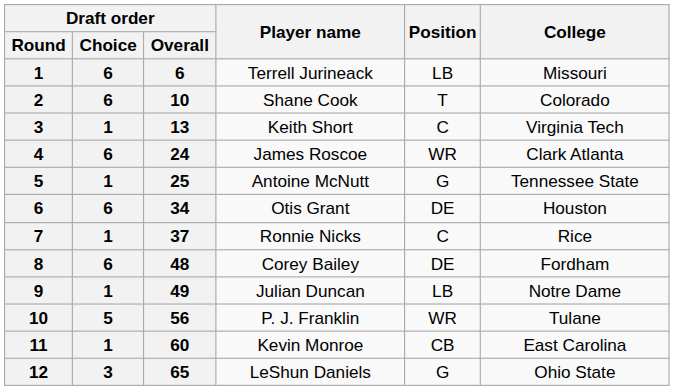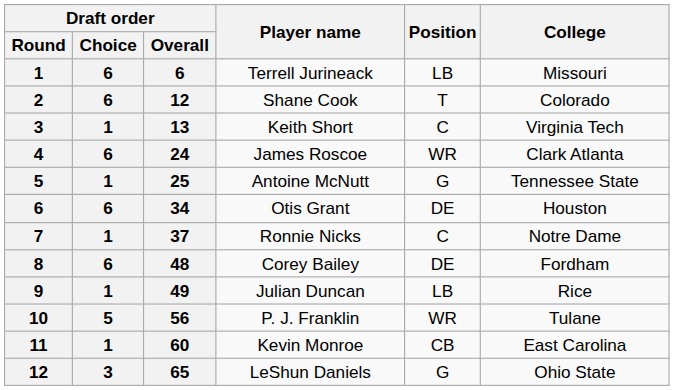(180, 100) 10 -> (180, 100) 12
(575, 236) Rice -> (575, 236) Notre Dame
(575, 290) Notre Dame -> (575, 290) Rice
